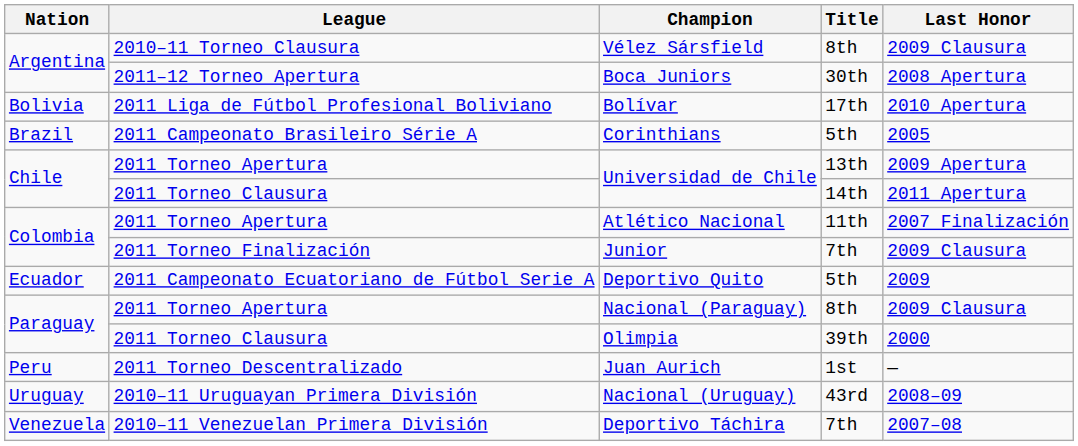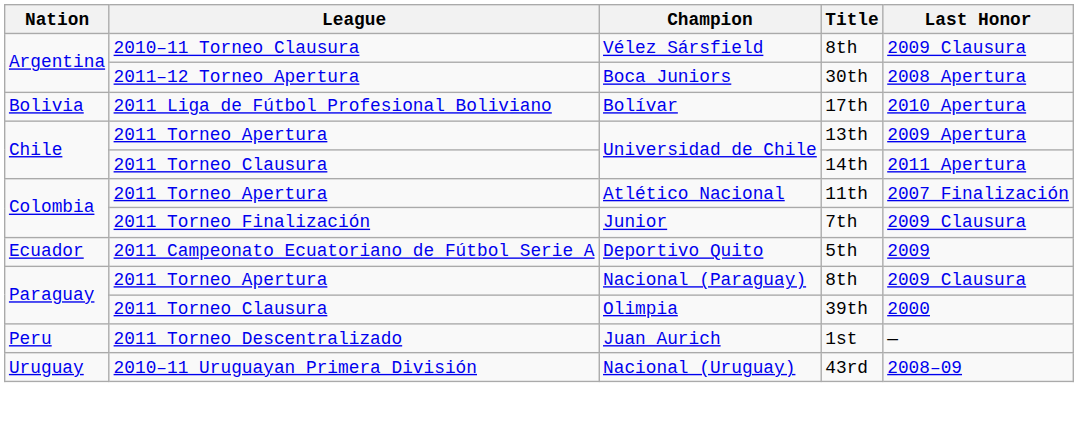- row: (295, 135)
- row: (301, 426)
